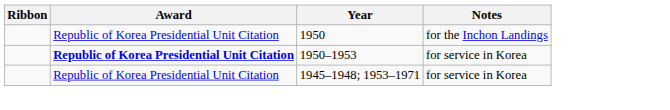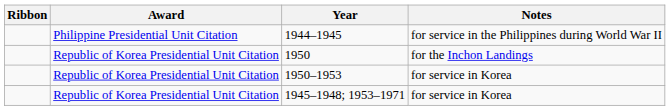+ row: (313, 35)
(174, 55) bold -> (166, 75) normal
